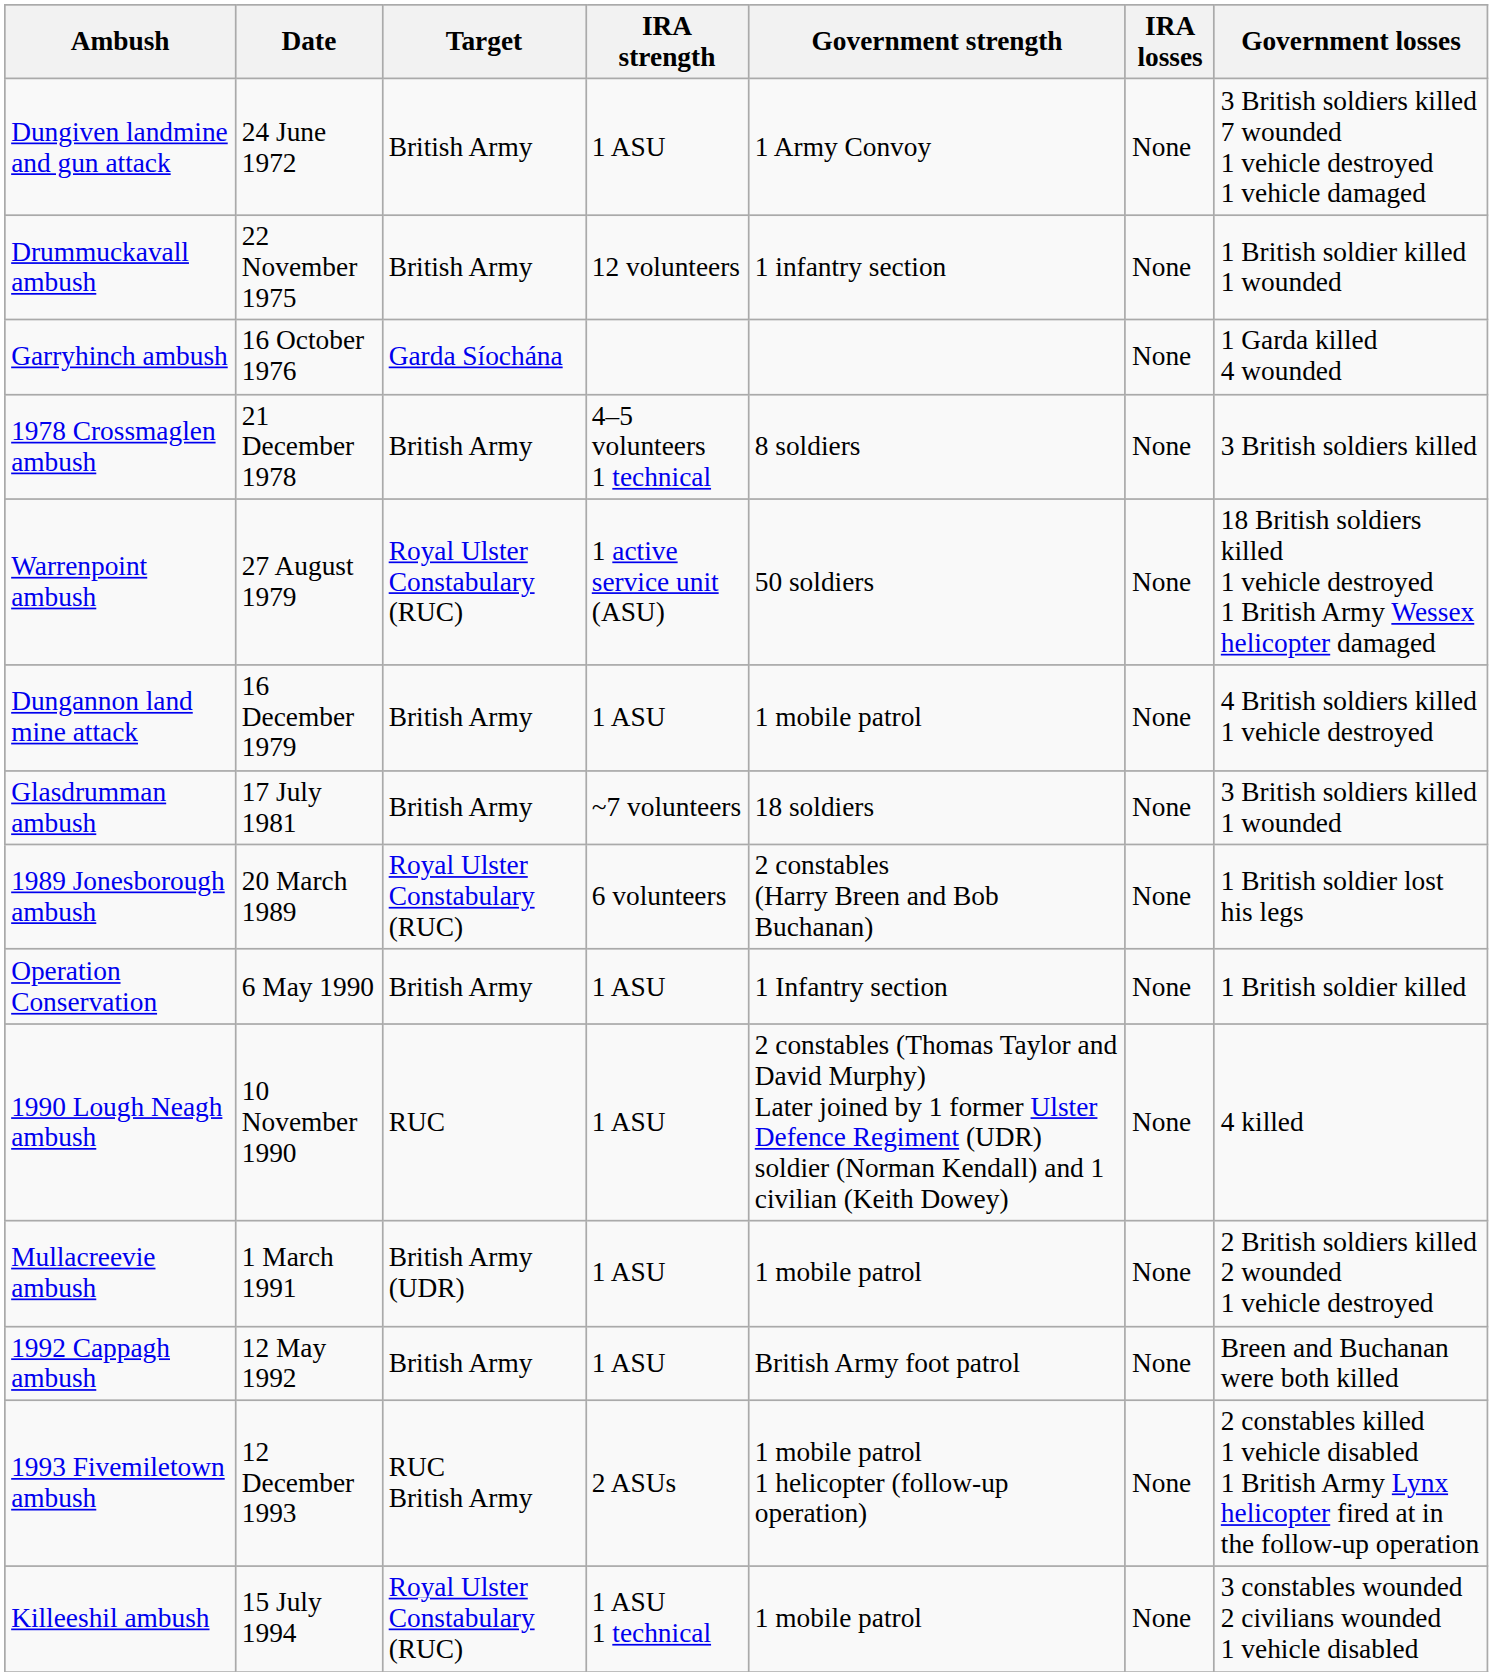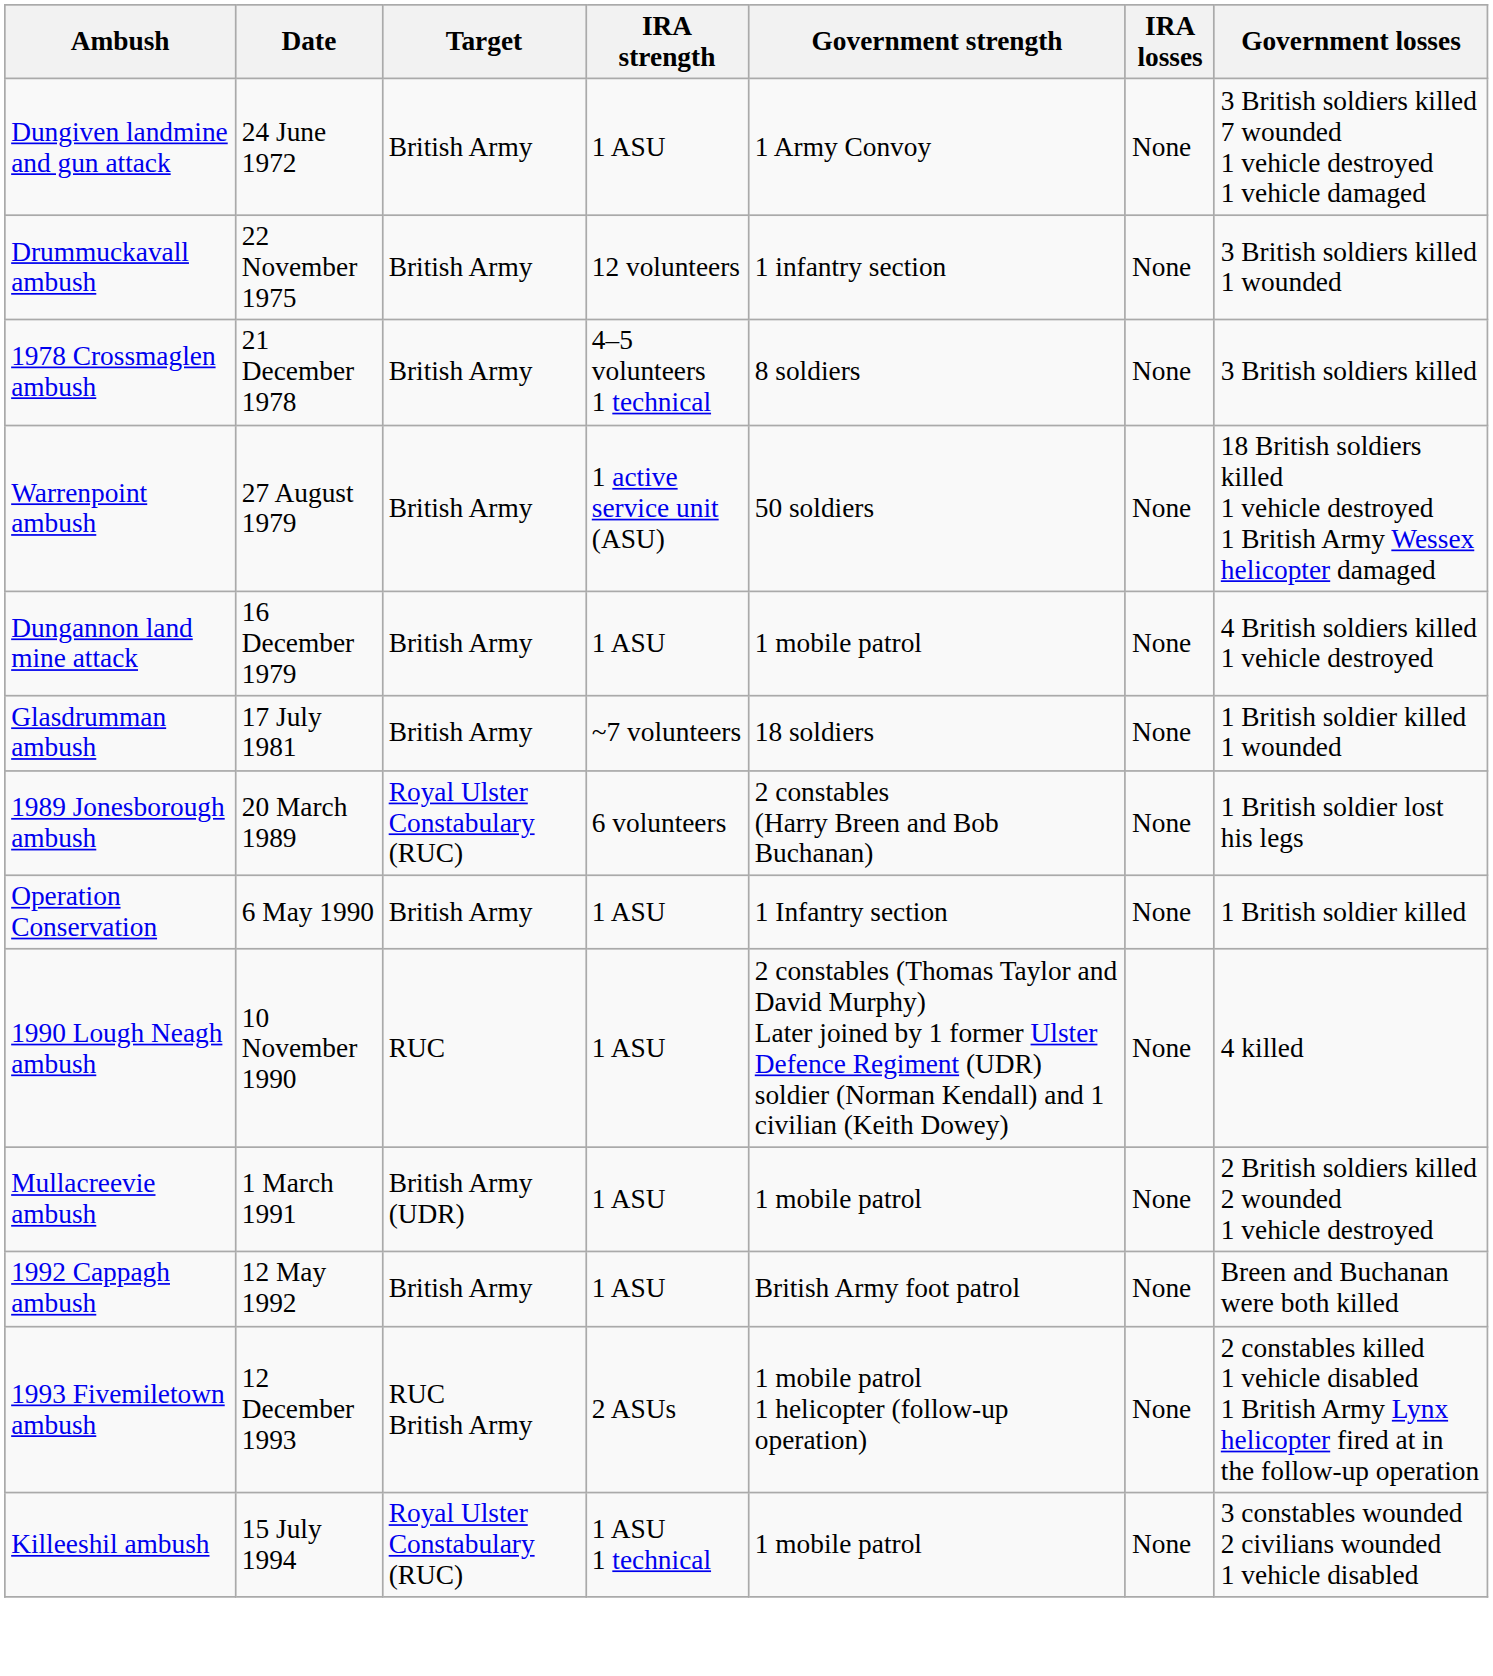(1344, 266) 1 British soldier killed 1 wounded -> (1349, 266) 3 British soldiers killed 1 wounded
- row: (119, 356)
(462, 581) Royal Ulster Constabulary (RUC) -> (461, 507) British Army
(1349, 807) 3 British soldiers killed 1 wounded -> (1344, 732) 1 British soldier killed 1 wounded
